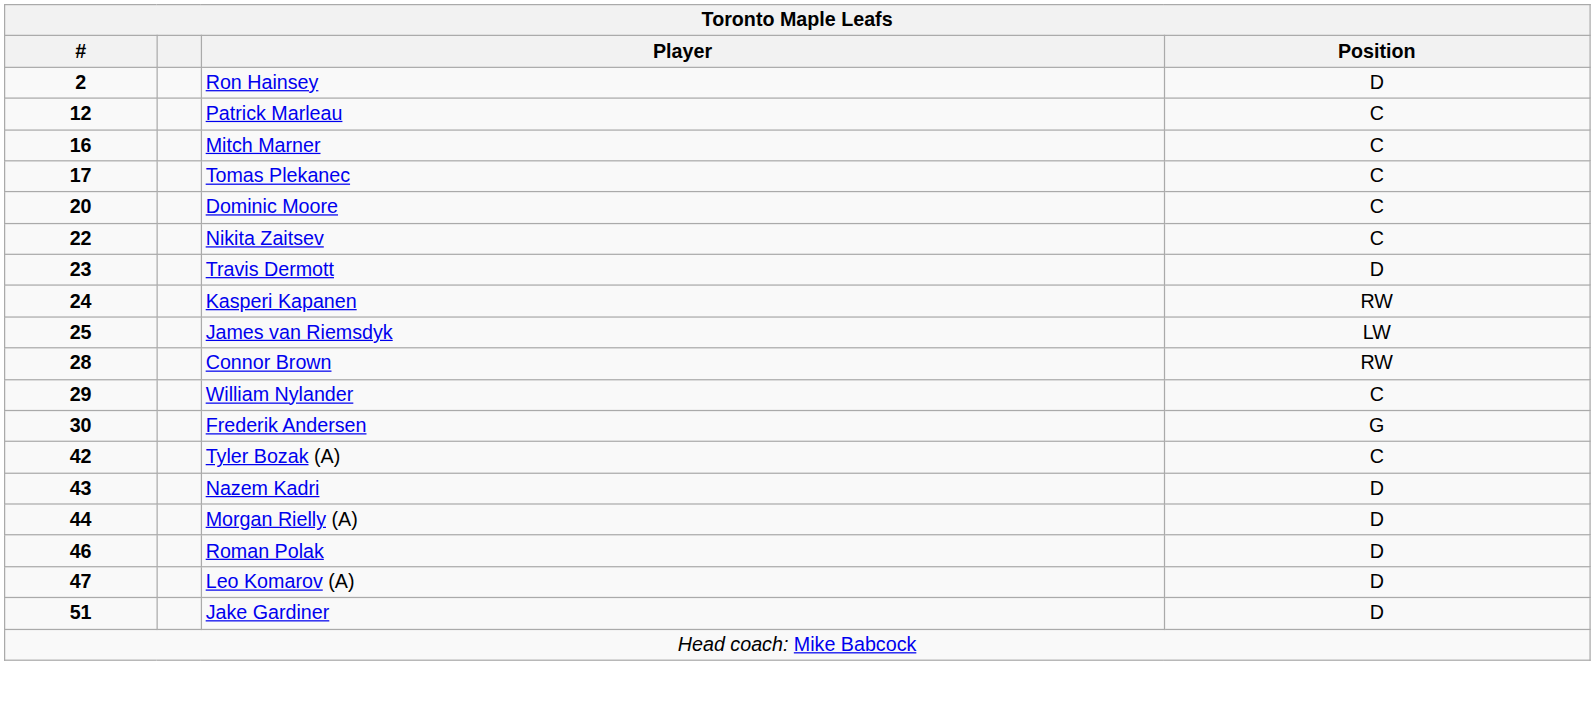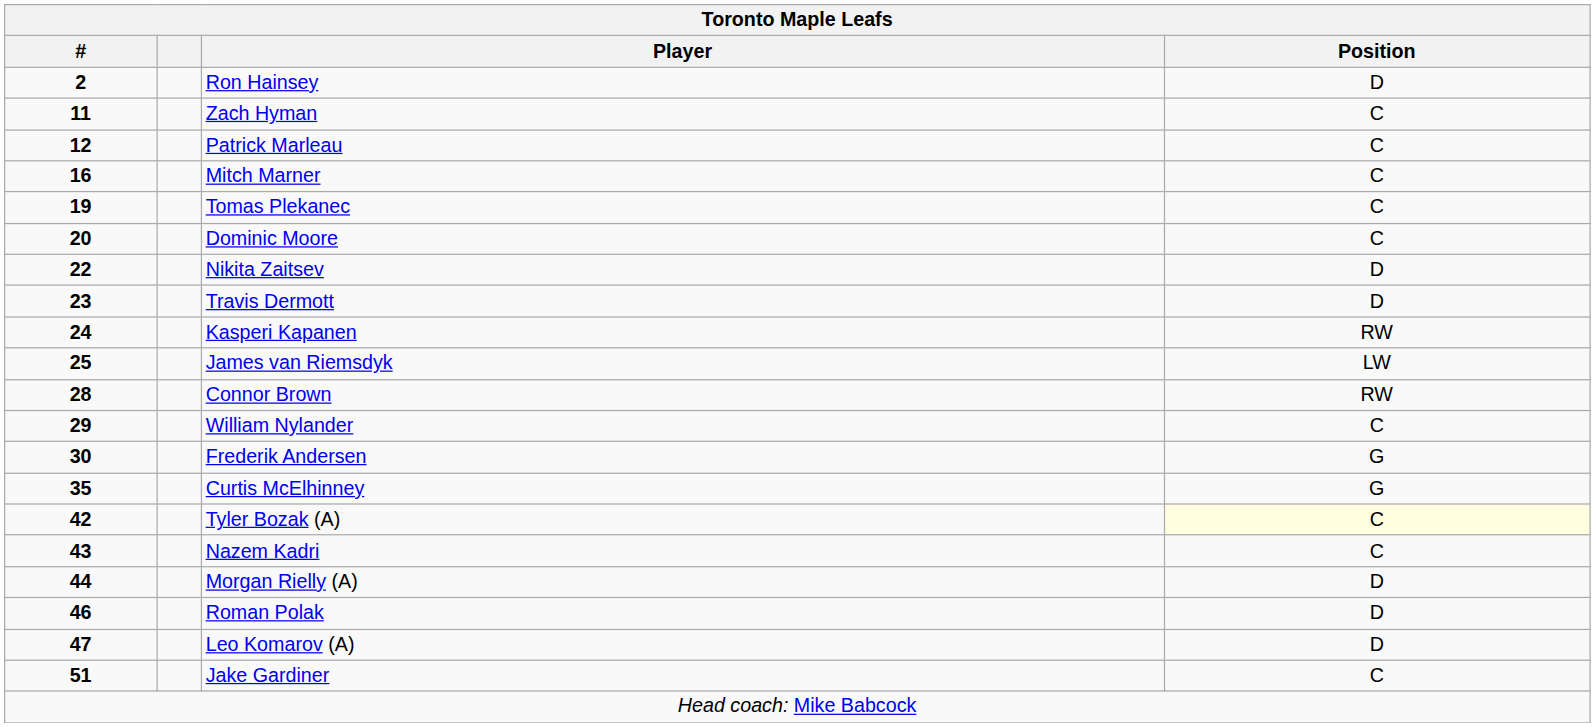+ row: (261, 113)
(81, 176) 17 -> (81, 207) 19
(1377, 238) C -> (1377, 269) D
+ row: (285, 488)
(1377, 457) no background -> (1377, 519) lightyellow background
(1377, 488) D -> (1377, 550) C
(1377, 613) D -> (1377, 675) C
